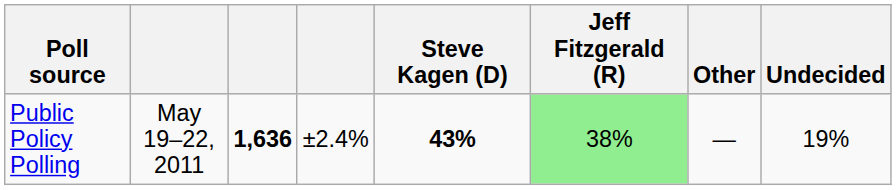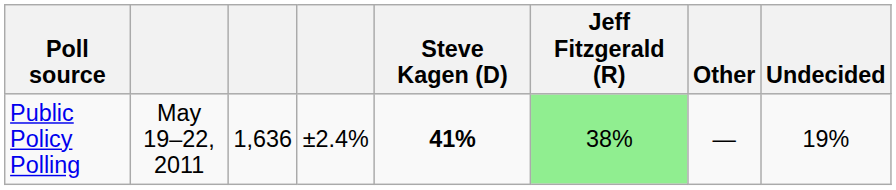(263, 138) bold -> (263, 138) normal
(453, 138) 43% -> (453, 138) 41%
